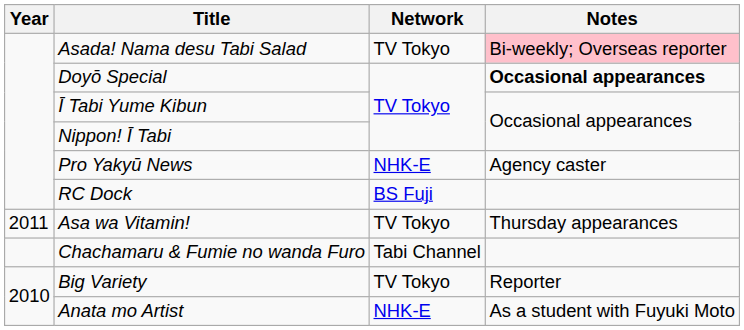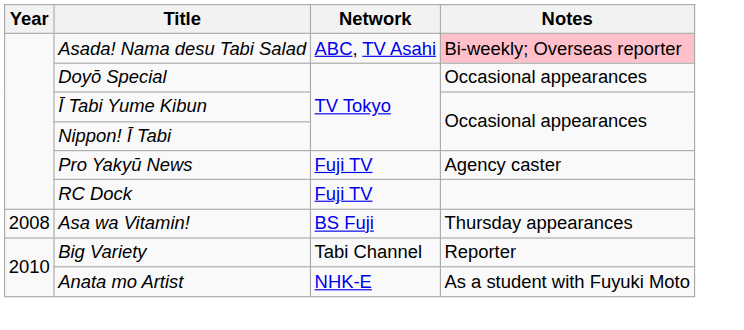(412, 48) TV Tokyo -> (375, 48) ABC, TV Asahi
(597, 77) bold -> (546, 77) normal
(402, 164) NHK-E -> (344, 164) Fuji TV
(403, 194) BS Fuji -> (344, 194) Fuji TV
(29, 223) 2011 -> (29, 223) 2008
(412, 223) TV Tokyo -> (344, 223) BS Fuji
- row: (212, 252)
(412, 281) TV Tokyo -> (368, 252) Tabi Channel
